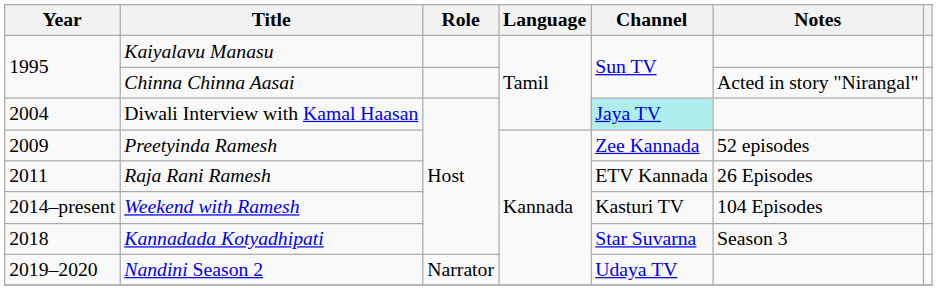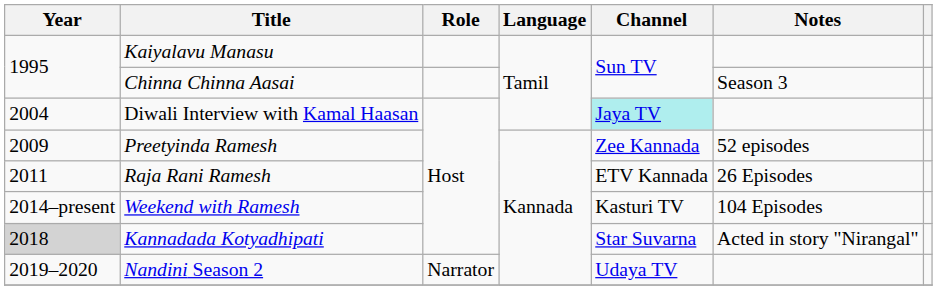(818, 82) Acted in story "Nirangal" -> (752, 82) Season 3
(29, 238) no background -> (29, 238) lightgrey background
(752, 238) Season 3 -> (818, 238) Acted in story "Nirangal"
